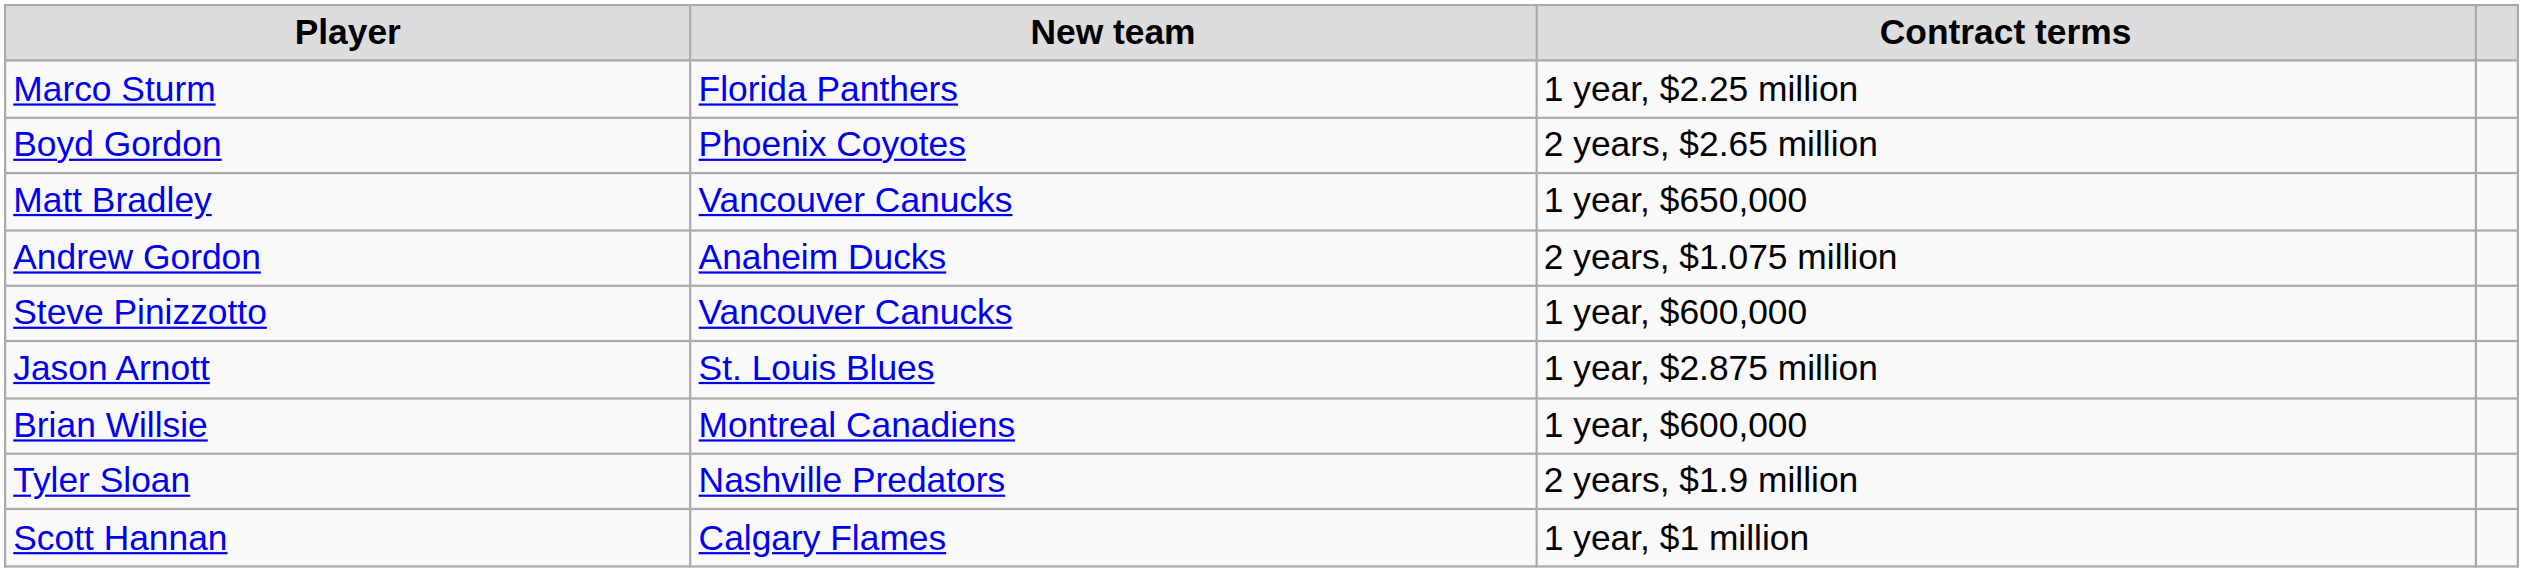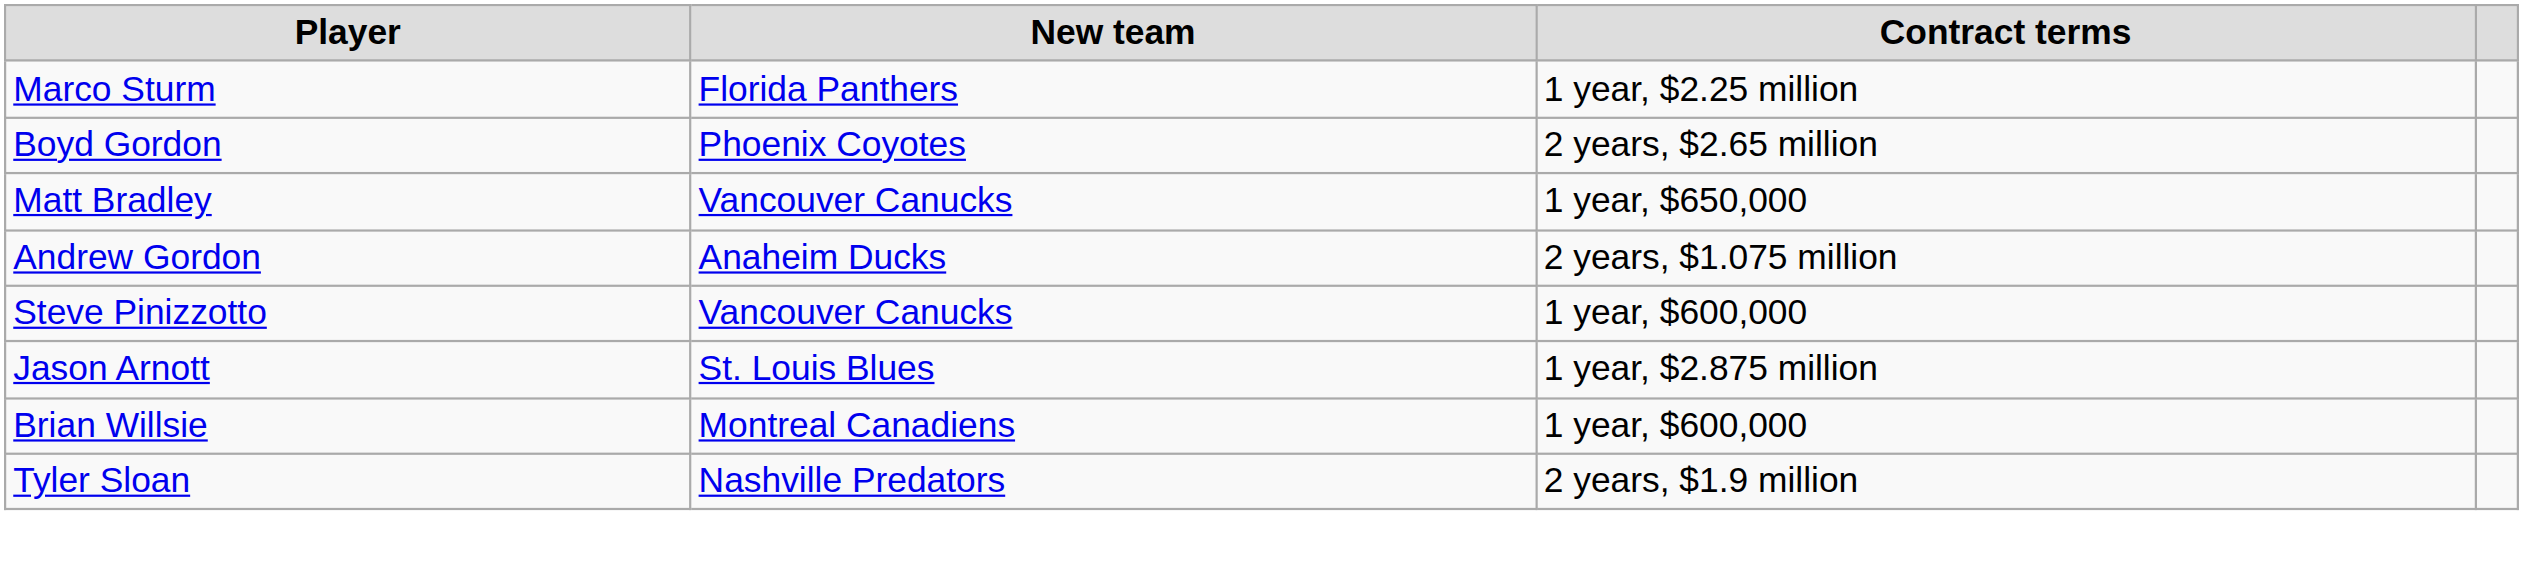- row: (120, 537)
